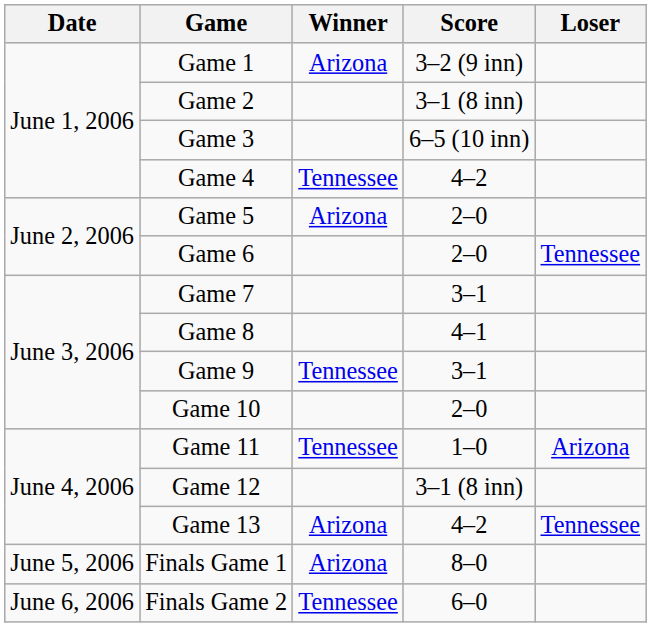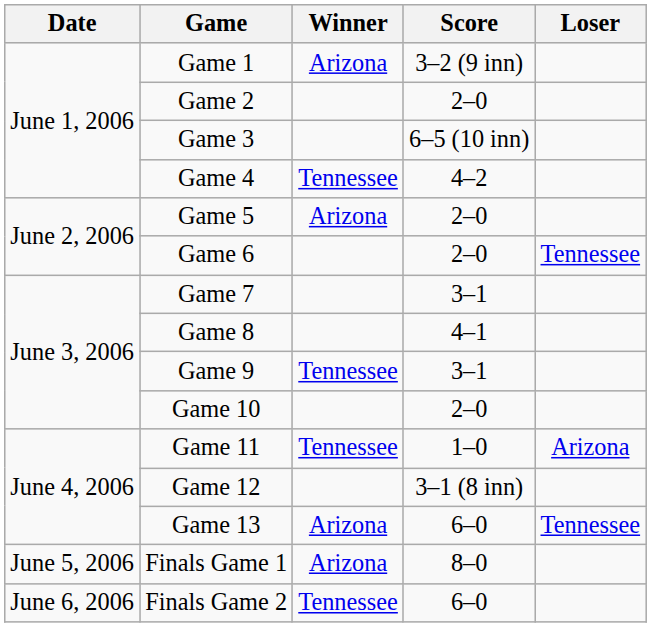(469, 100) 3–1 (8 inn) -> (469, 100) 2–0
(469, 525) 4–2 -> (469, 525) 6–0
